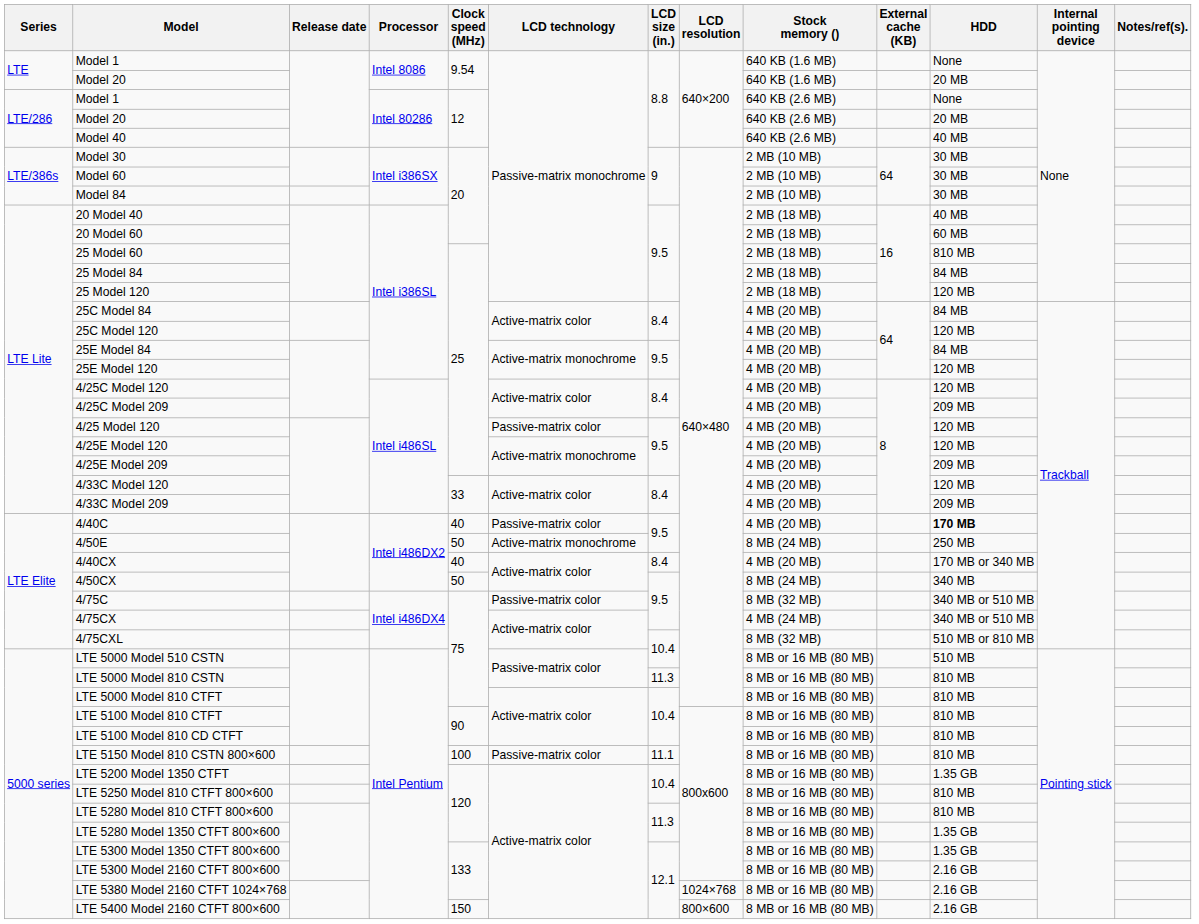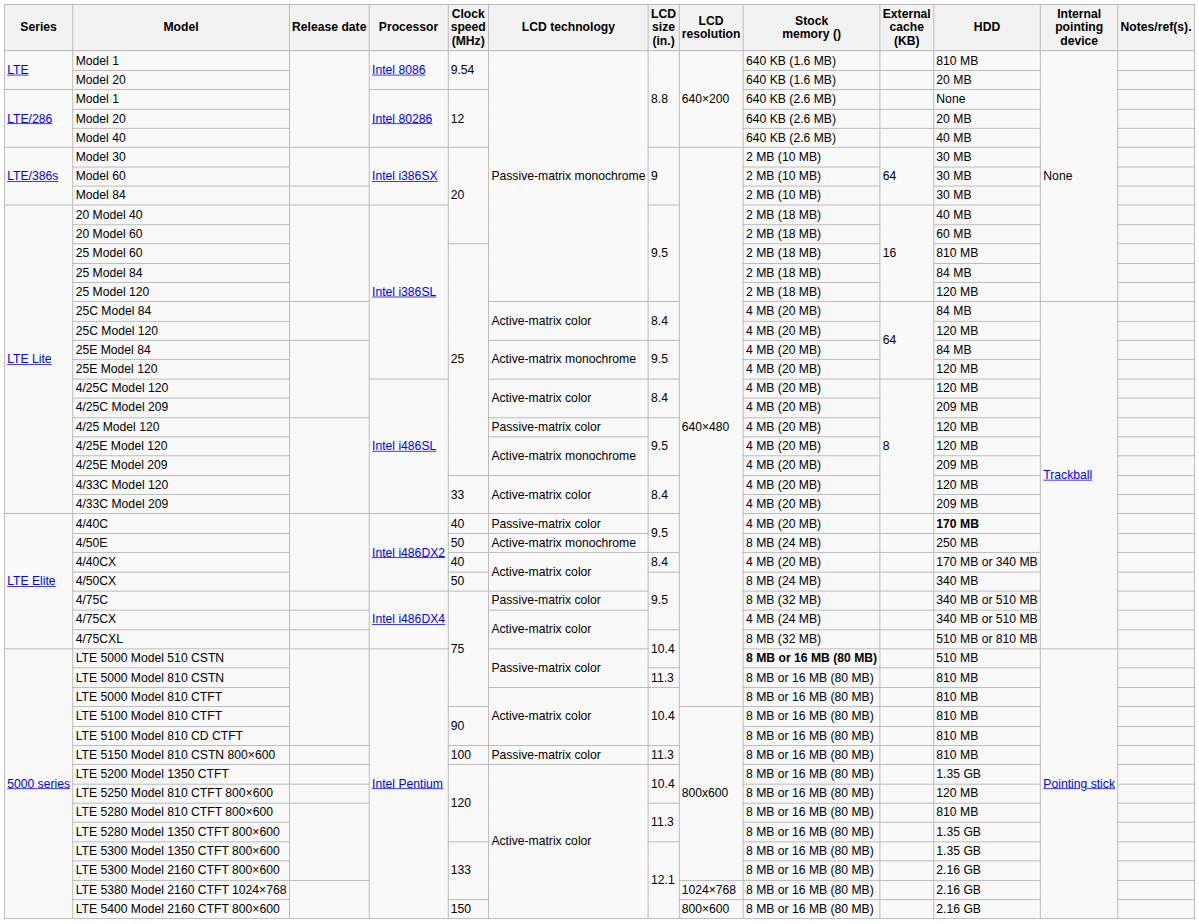(948, 60) None -> (957, 60) 810 MB
(810, 658) normal -> (812, 658) bold
(662, 755) 11.1 -> (662, 755) 11.3
(954, 793) 810 MB -> (957, 793) 120 MB
